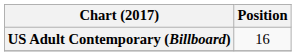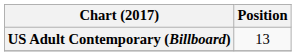(262, 39) 16 -> (262, 39) 13
